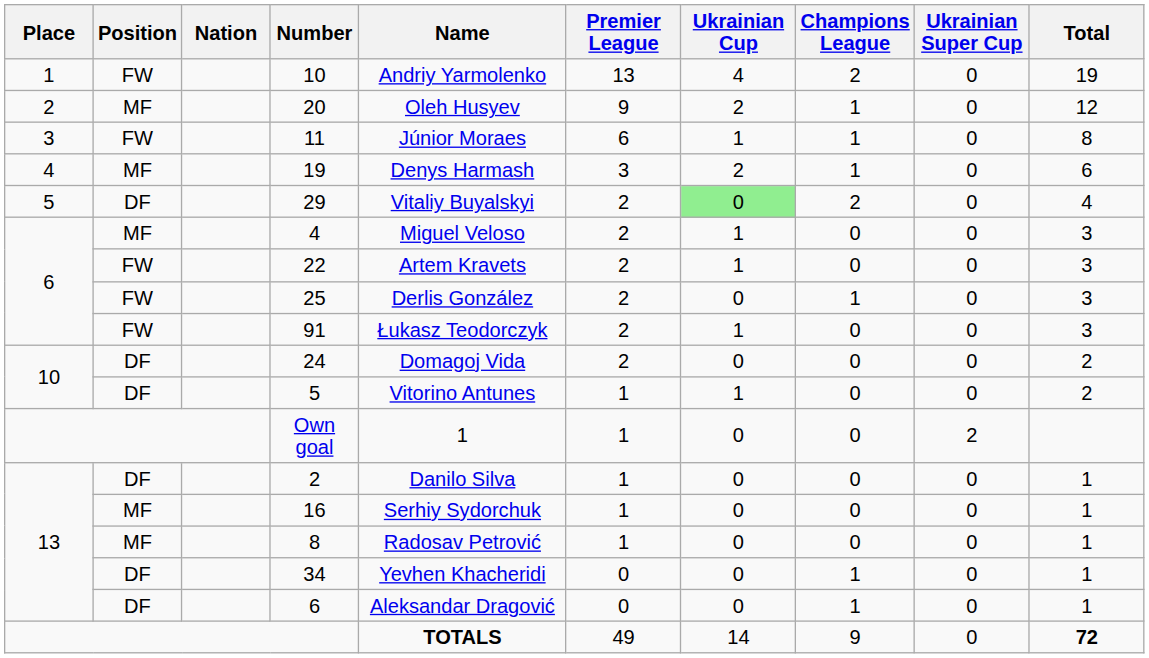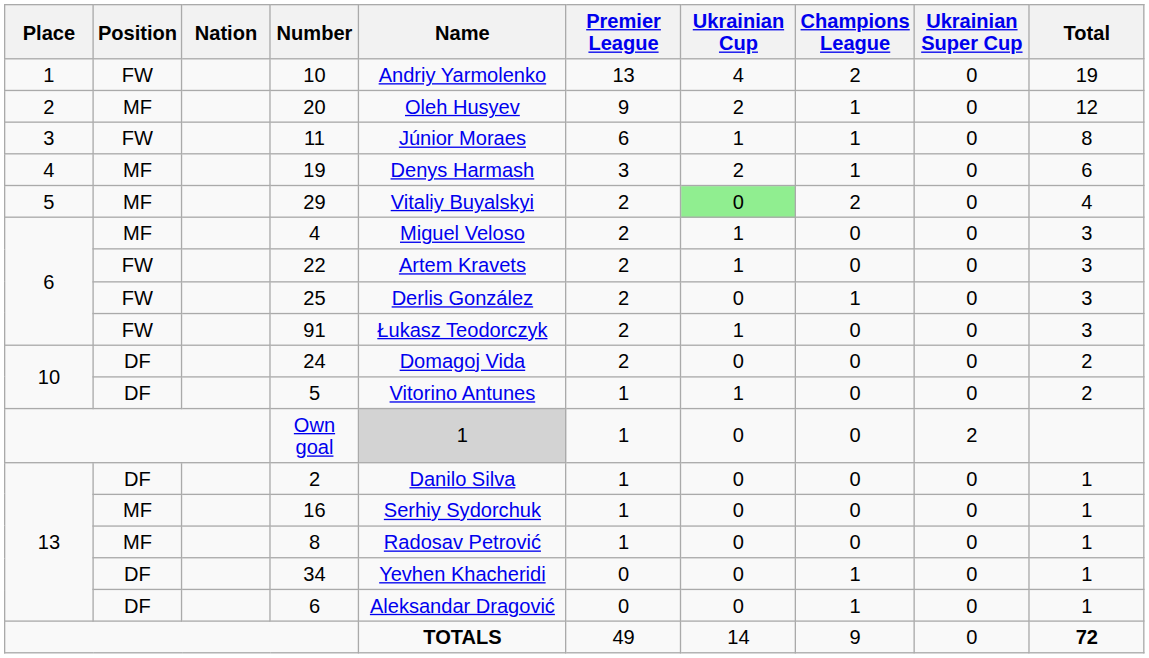(137, 202) DF -> (137, 202) MF
(462, 436) no background -> (462, 436) lightgrey background
